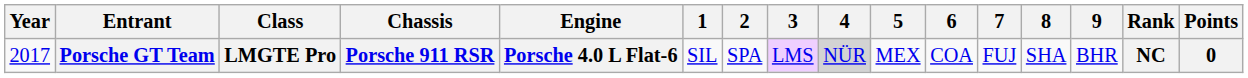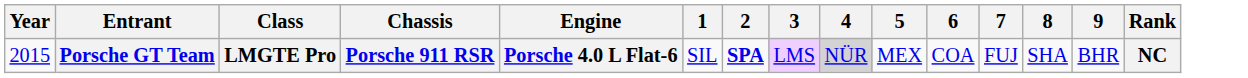- column: (1211, 21)
(30, 55) 2017 -> (30, 55) 2015
(745, 55) normal -> (745, 55) bold
